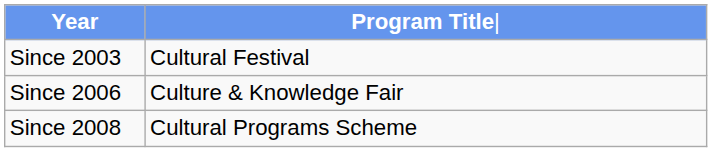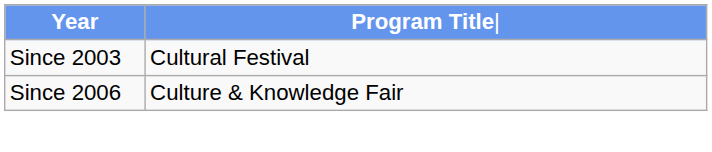- row: (65, 127)
